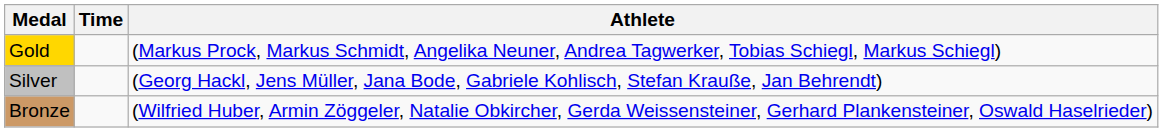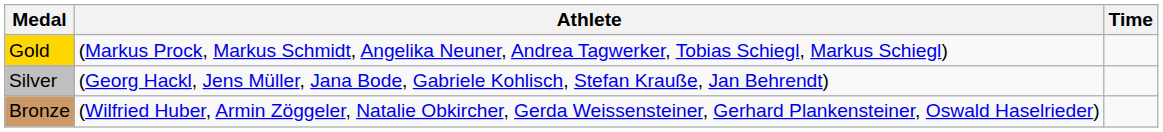columns swapped: (643, 19) <-> (101, 19)
